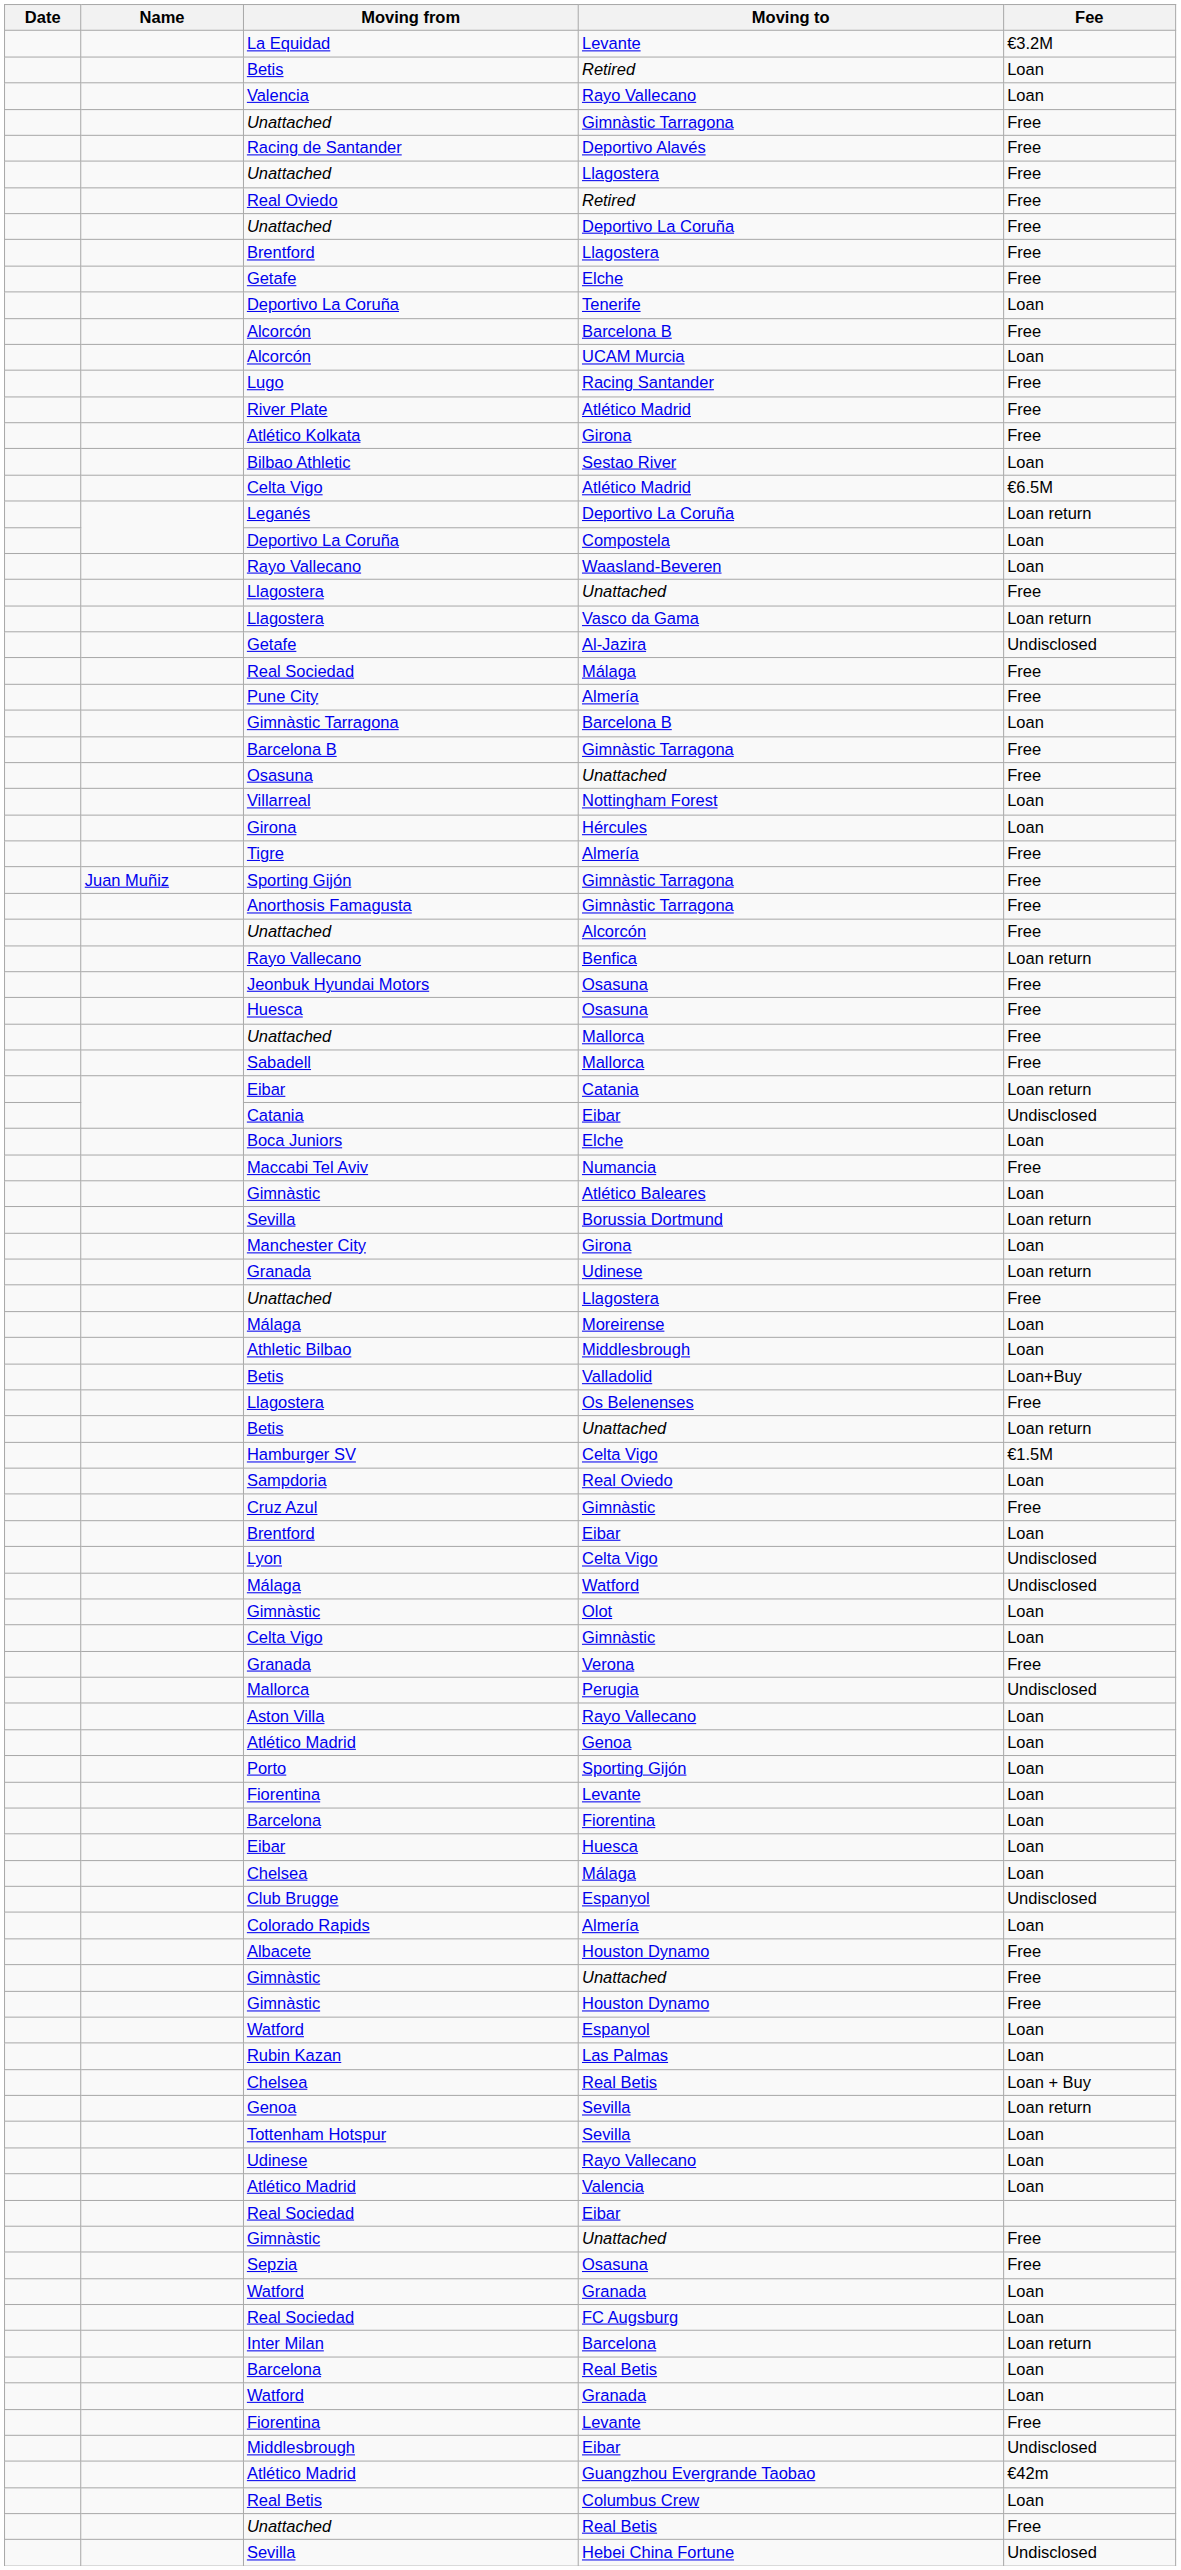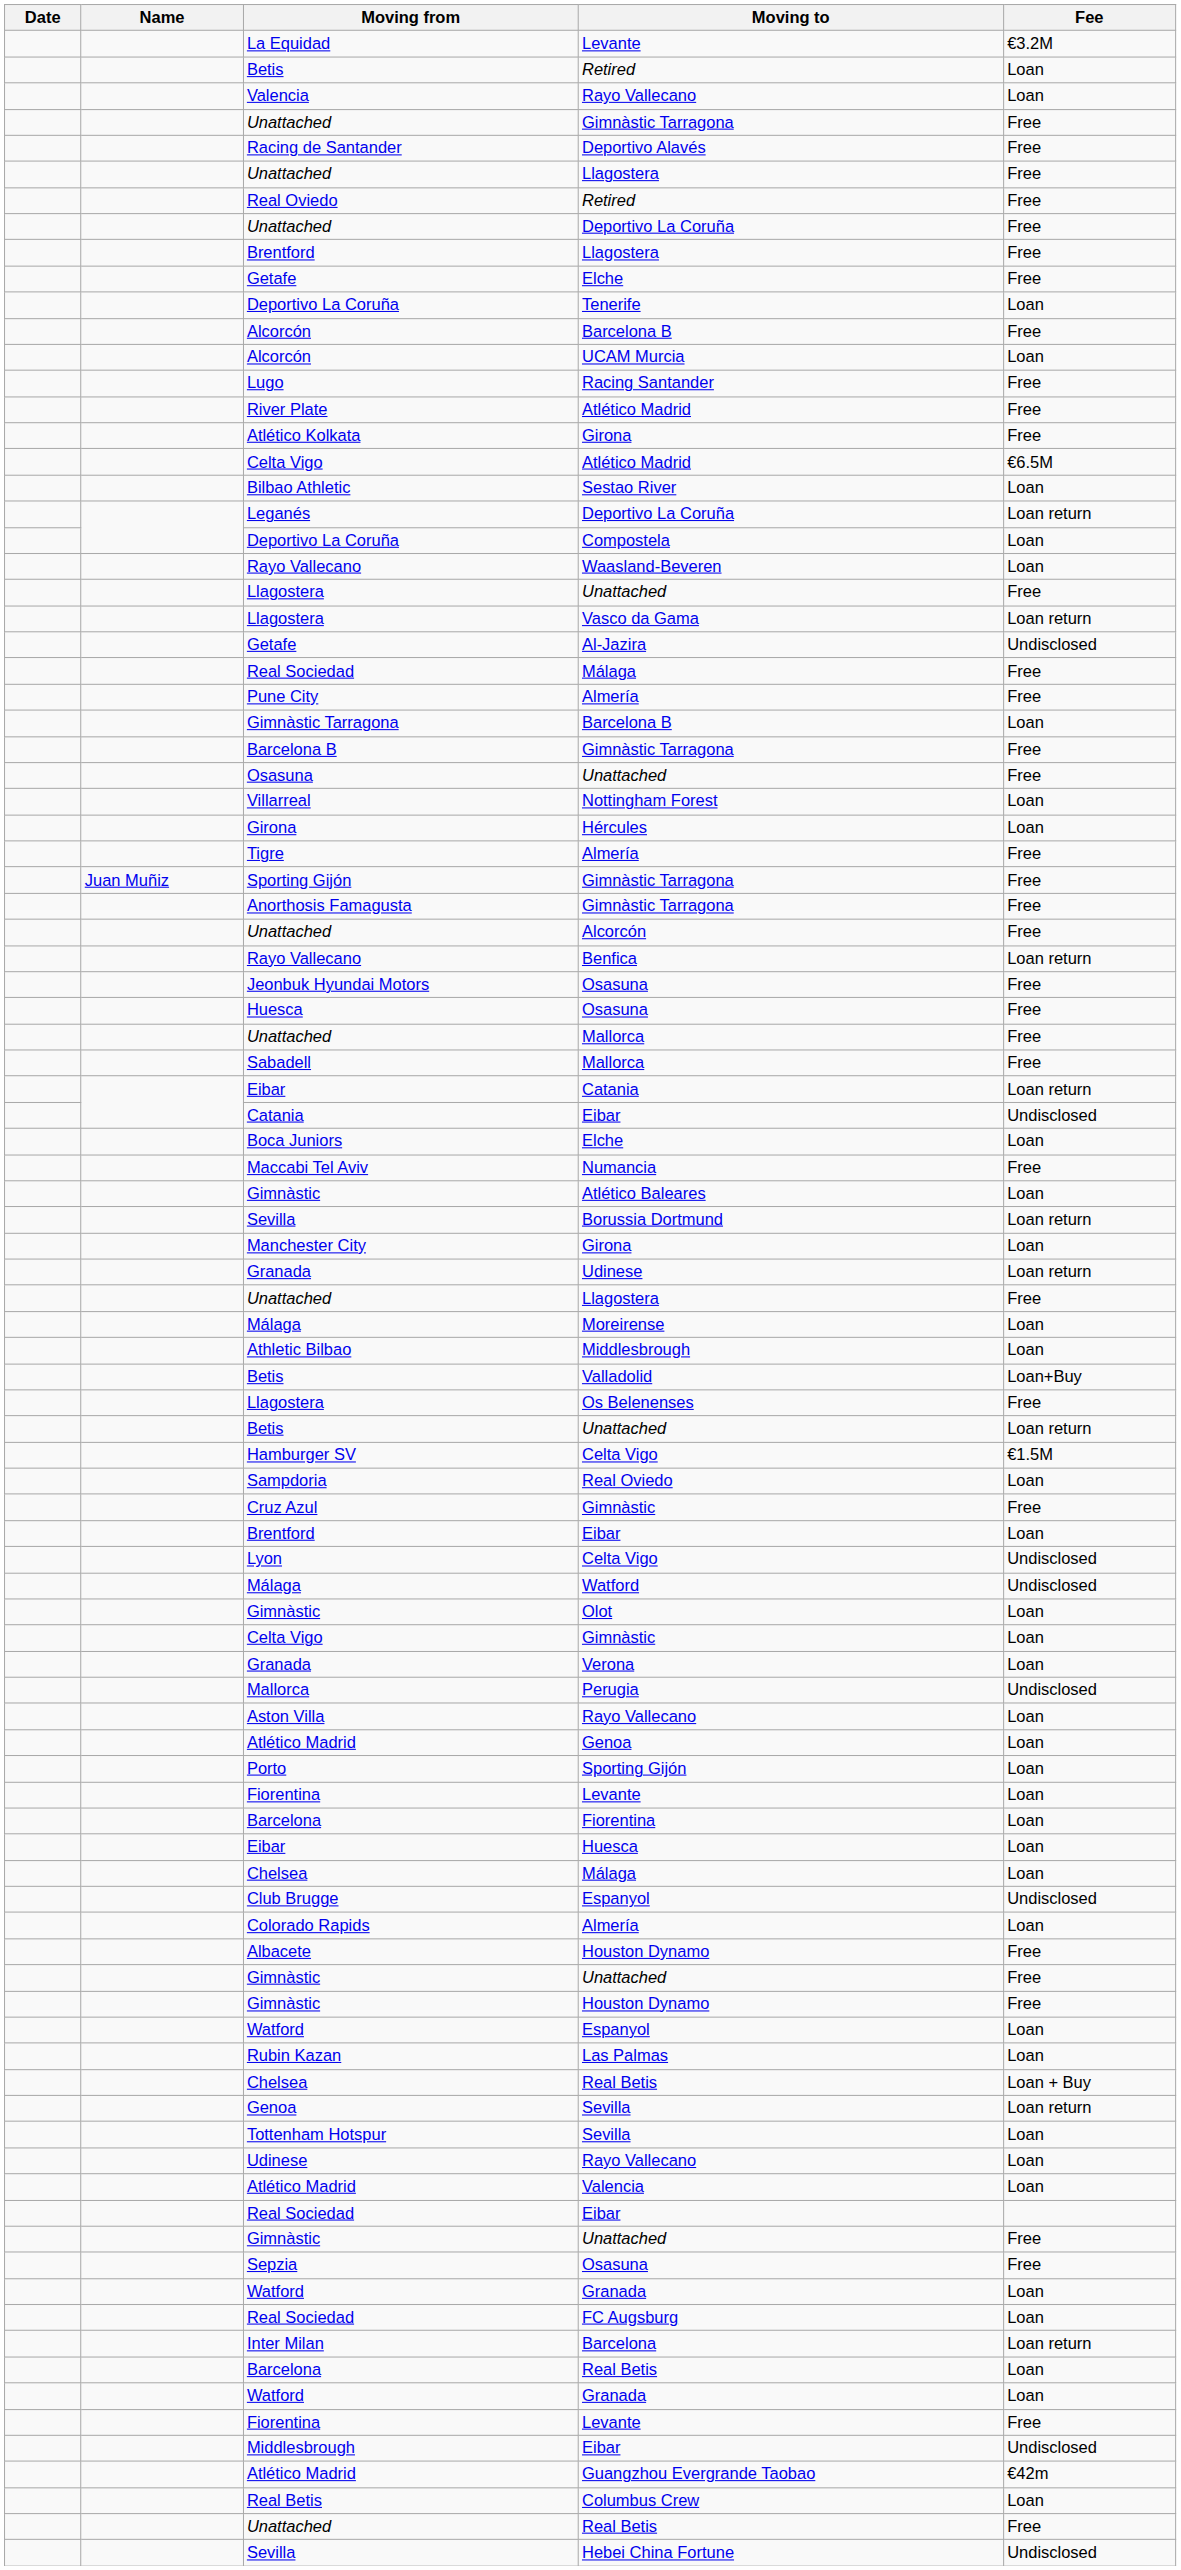rows swapped: (285, 488) <-> (299, 461)
(1024, 1664) Free -> (1025, 1664) Loan
